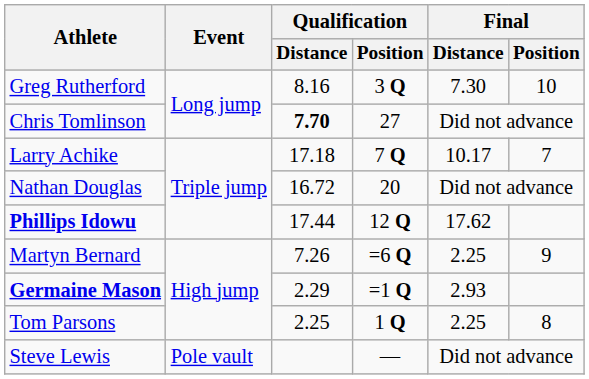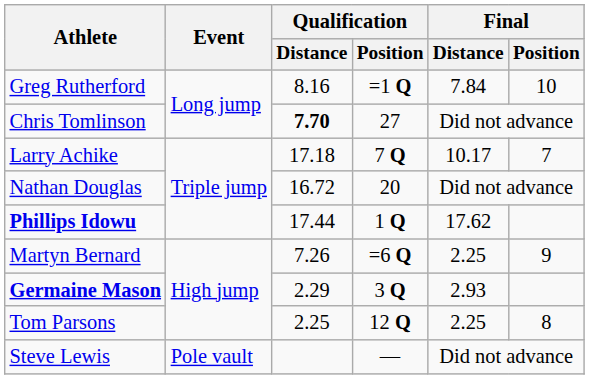(390, 87) 3 Q -> (390, 87) =1 Q
(468, 87) 7.30 -> (468, 87) 7.84
(390, 222) 12 Q -> (390, 222) 1 Q
(390, 289) =1 Q -> (390, 289) 3 Q
(390, 323) 1 Q -> (390, 323) 12 Q
